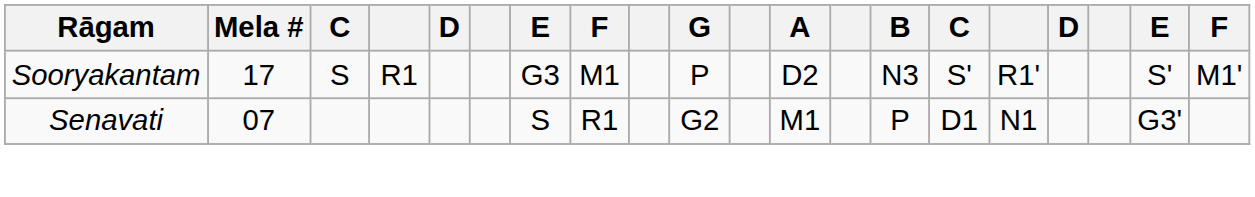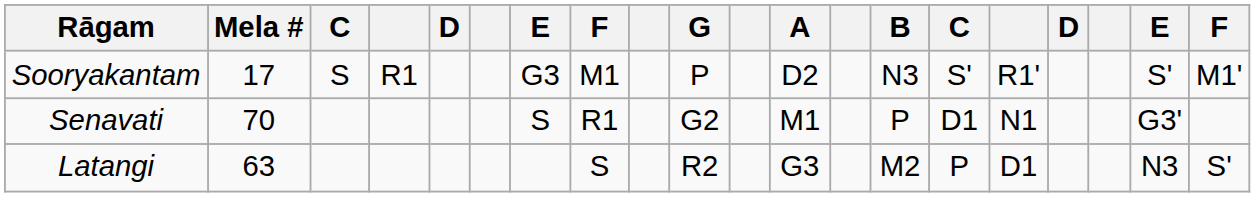(259, 120) 07 -> (259, 120) 70
+ row: (106, 167)
